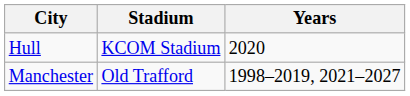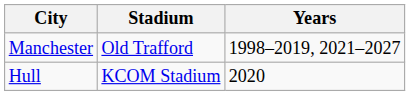rows swapped: (51, 76) <-> (25, 47)
